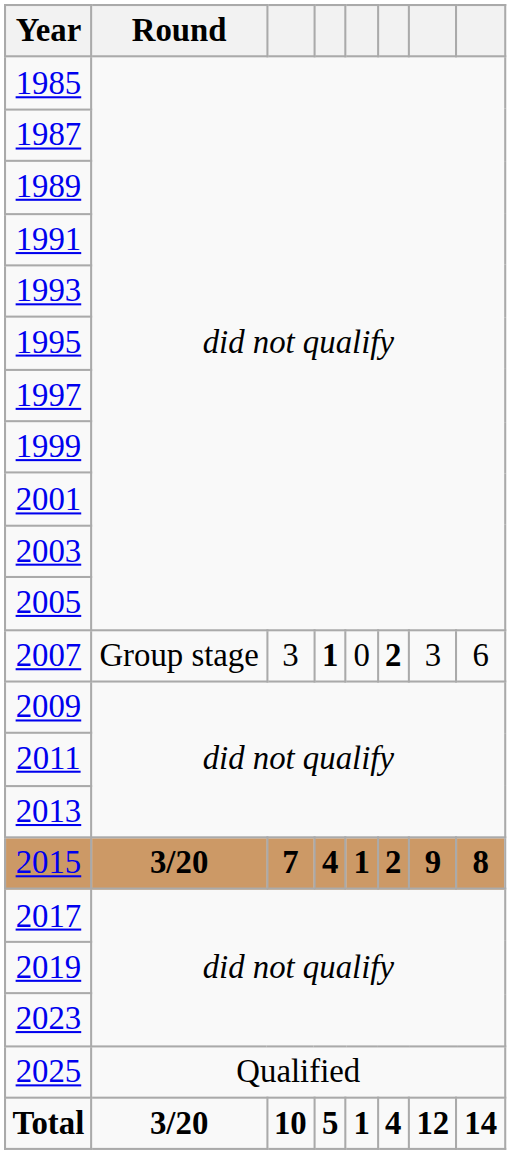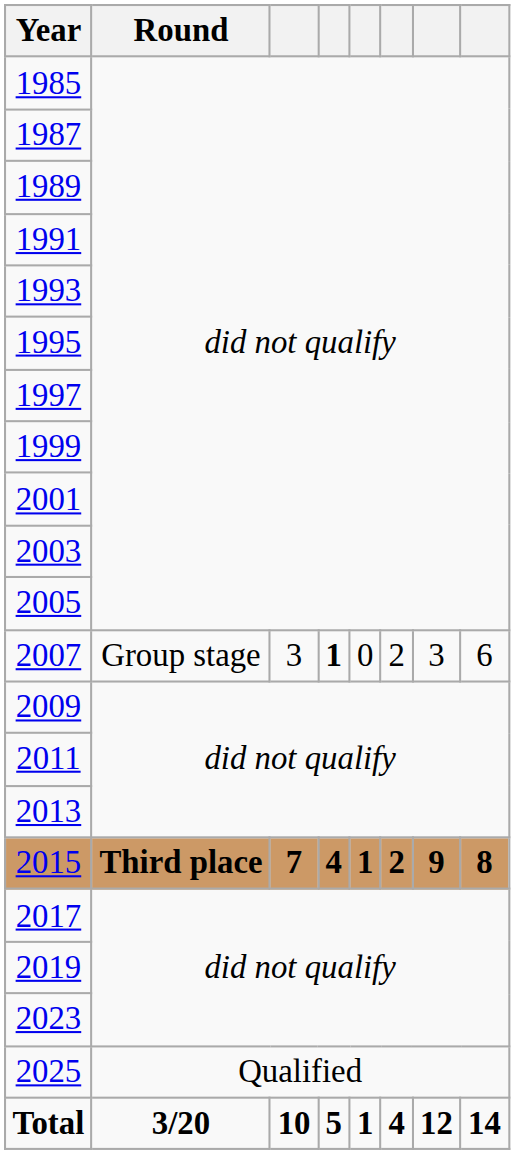(393, 654) bold -> (397, 654) normal
(179, 862) 3/20 -> (181, 862) Third place
